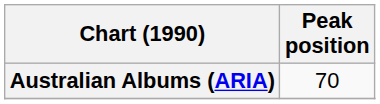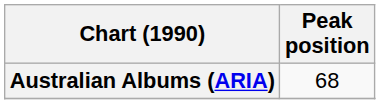(327, 80) 70 -> (327, 80) 68
